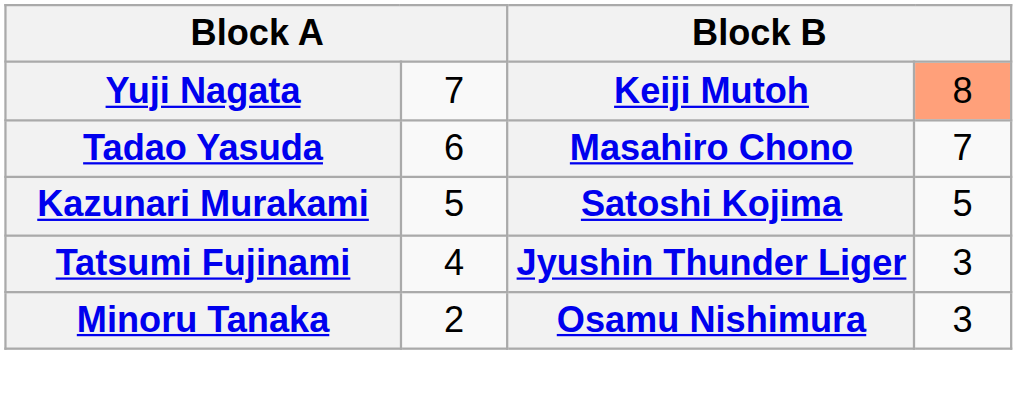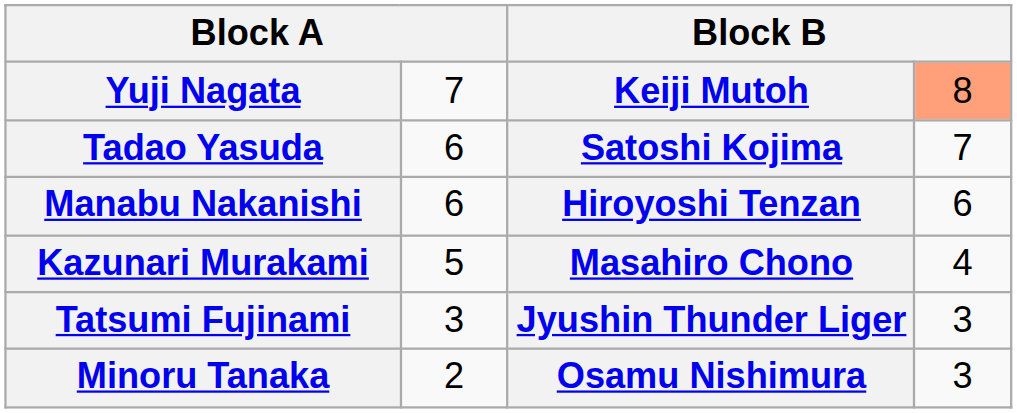(712, 147) Masahiro Chono -> (711, 147) Satoshi Kojima
+ row: (203, 205)
(711, 205) Satoshi Kojima -> (712, 262) Masahiro Chono
(963, 205) 5 -> (963, 262) 4
(454, 262) 4 -> (454, 319) 3
